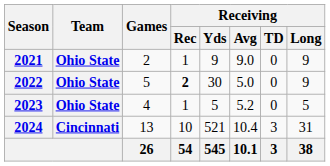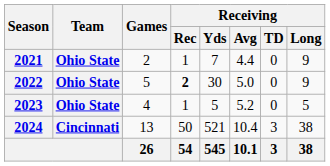(215, 60) 9 -> (215, 60) 7
(245, 60) 9.0 -> (245, 60) 4.4
(185, 127) 10 -> (185, 127) 50
(306, 127) 31 -> (306, 127) 38
